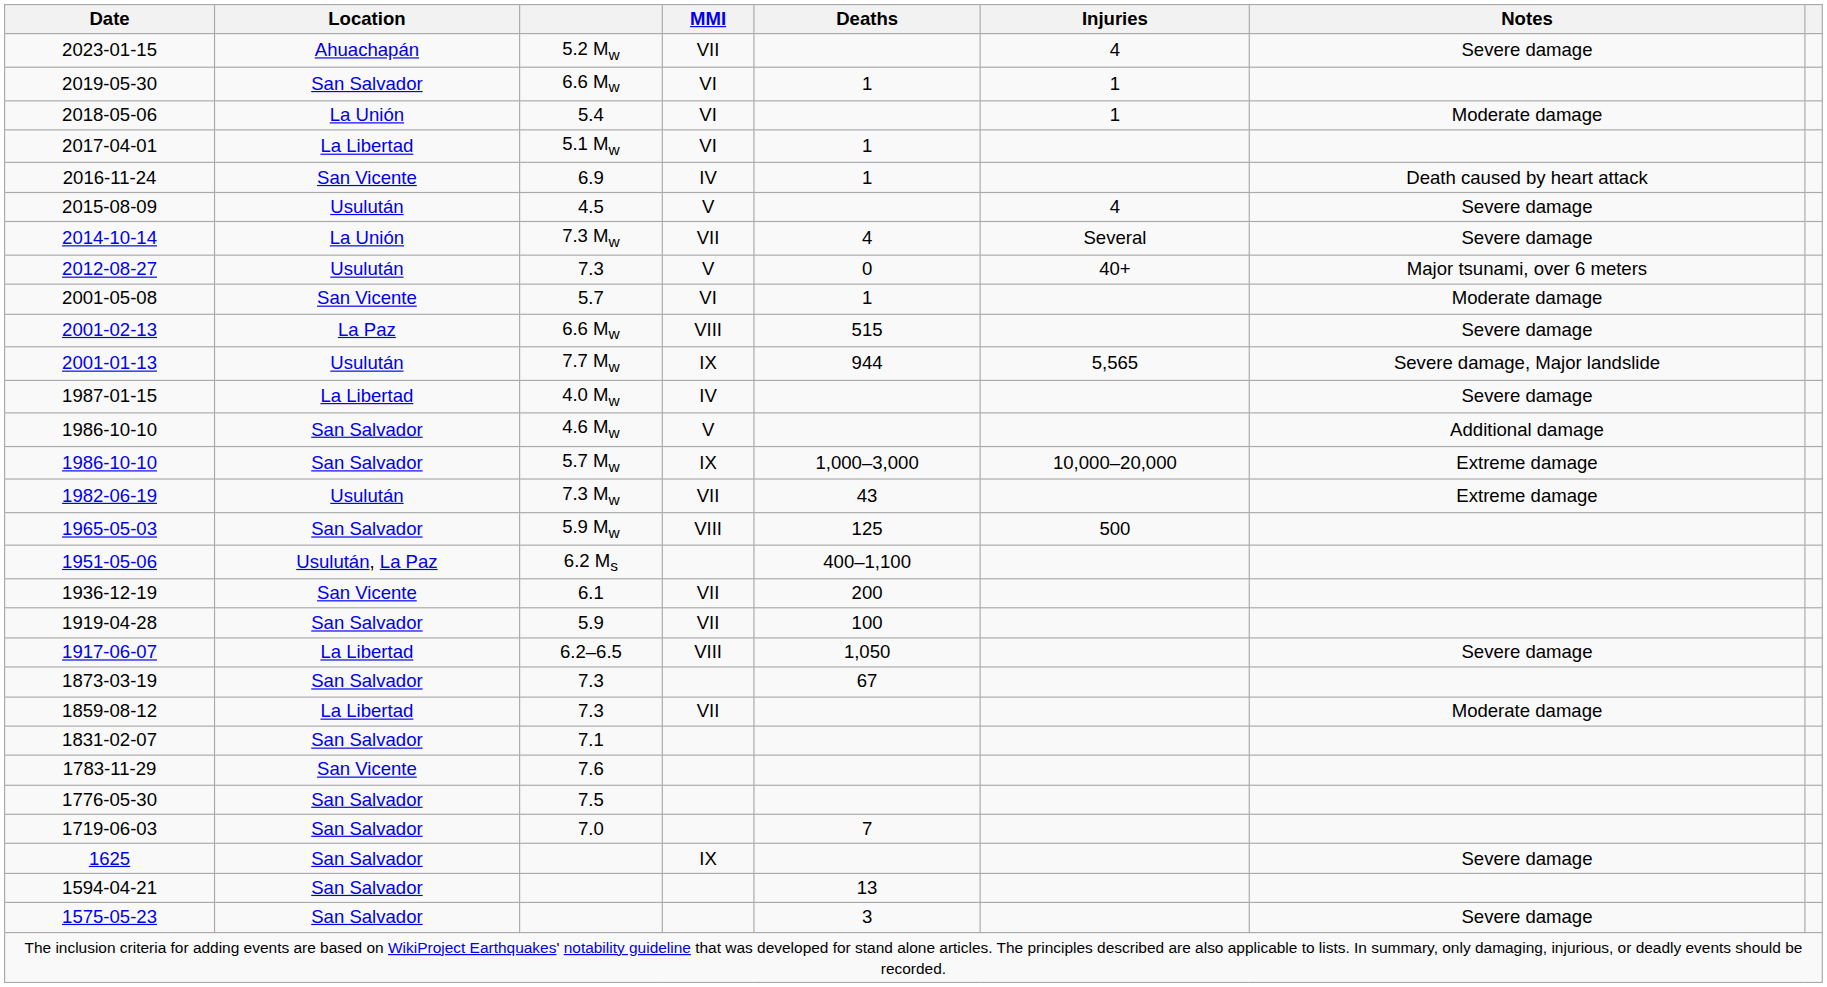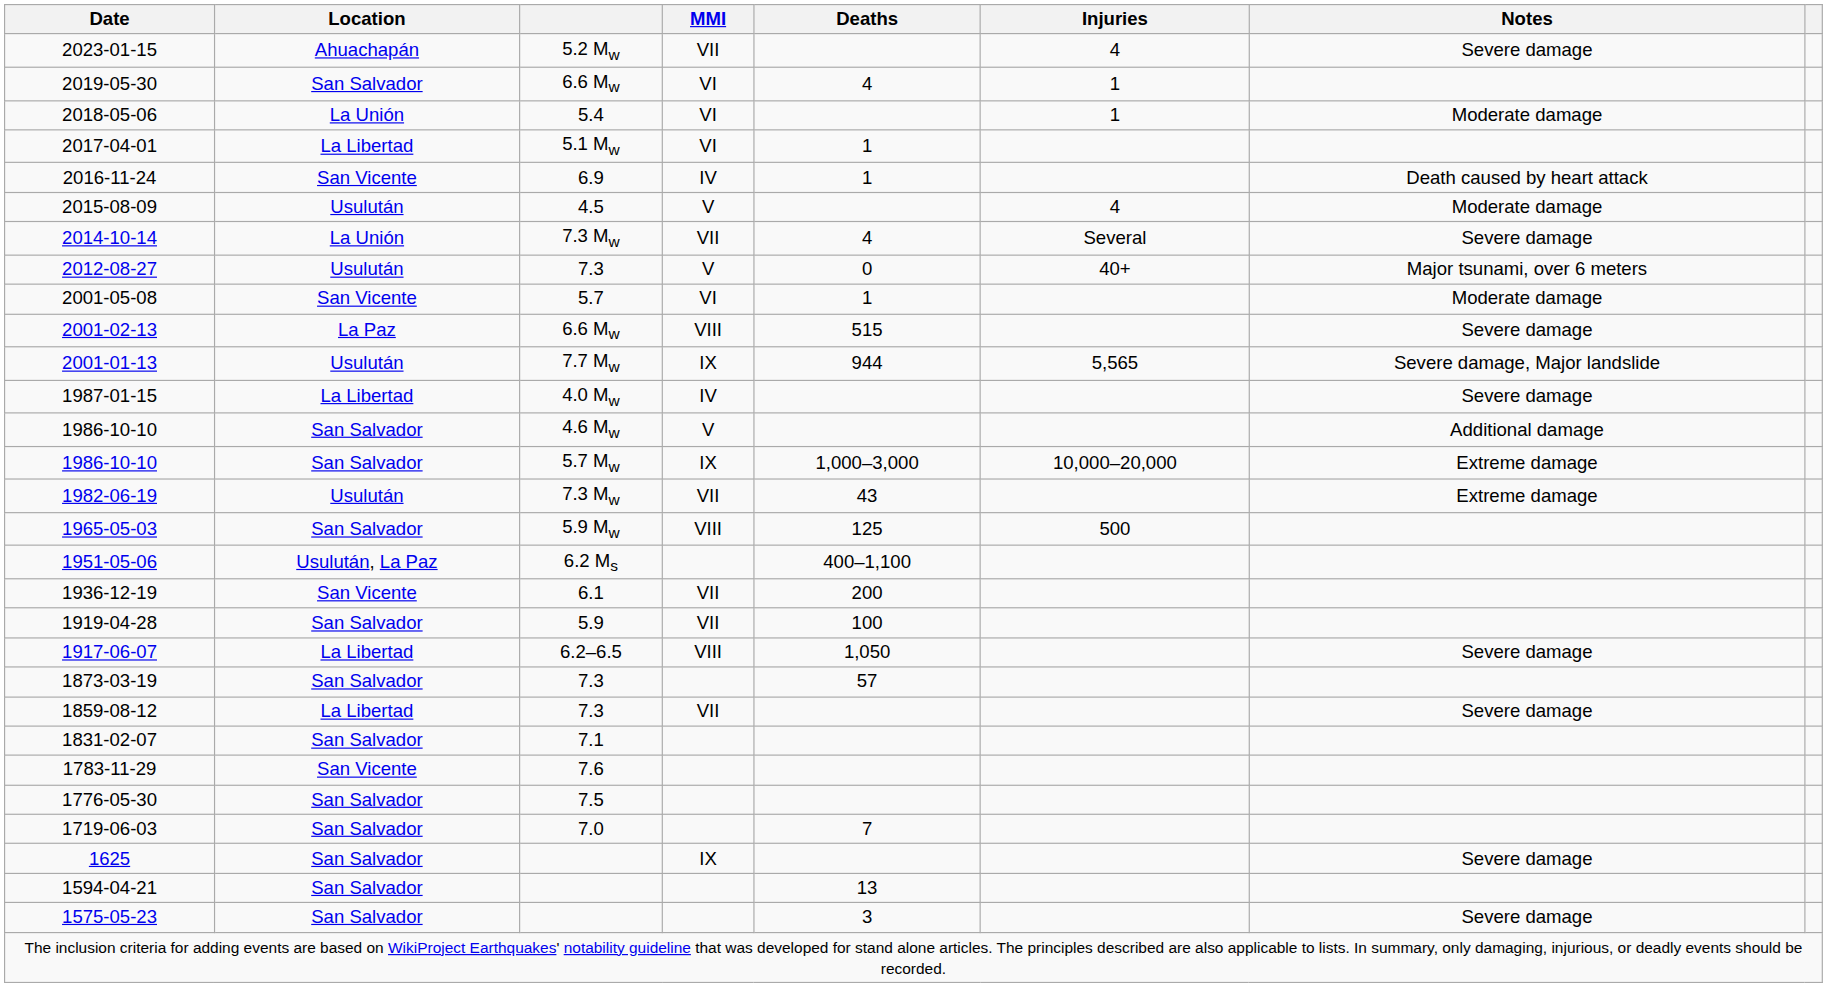(867, 83) 1 -> (867, 83) 4
(1527, 206) Severe damage -> (1527, 206) Moderate damage
(867, 681) 67 -> (867, 681) 57
(1527, 711) Moderate damage -> (1527, 711) Severe damage
